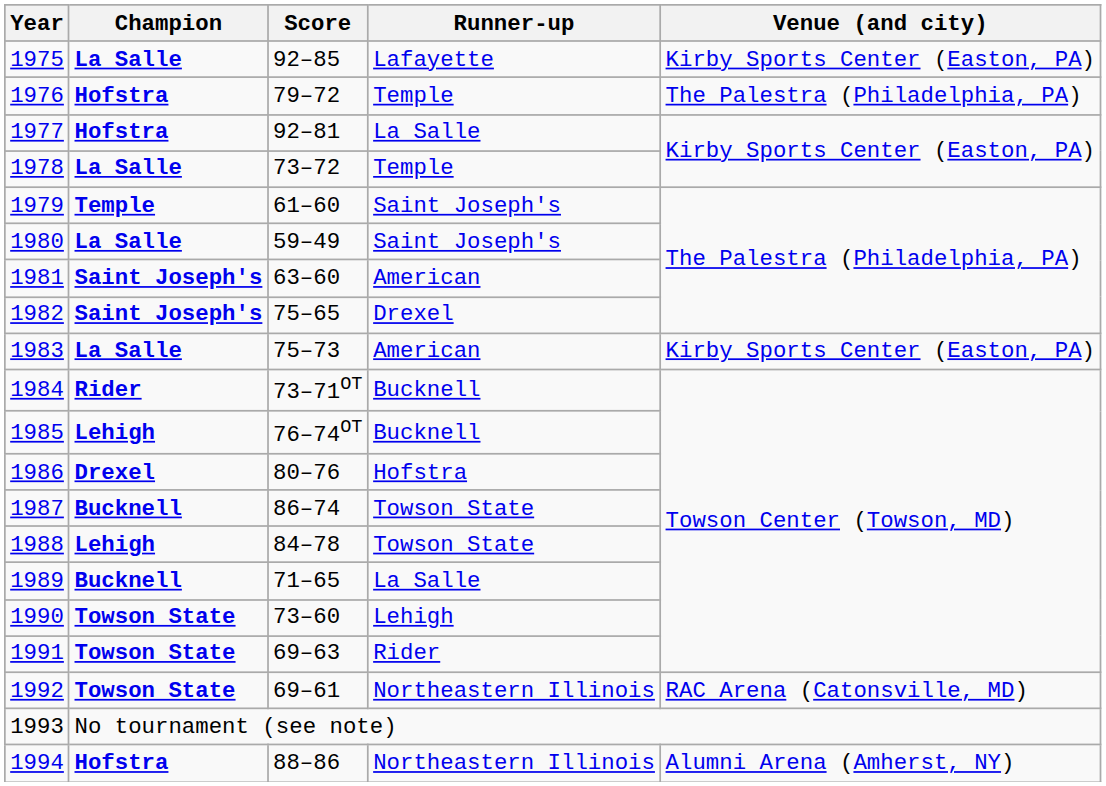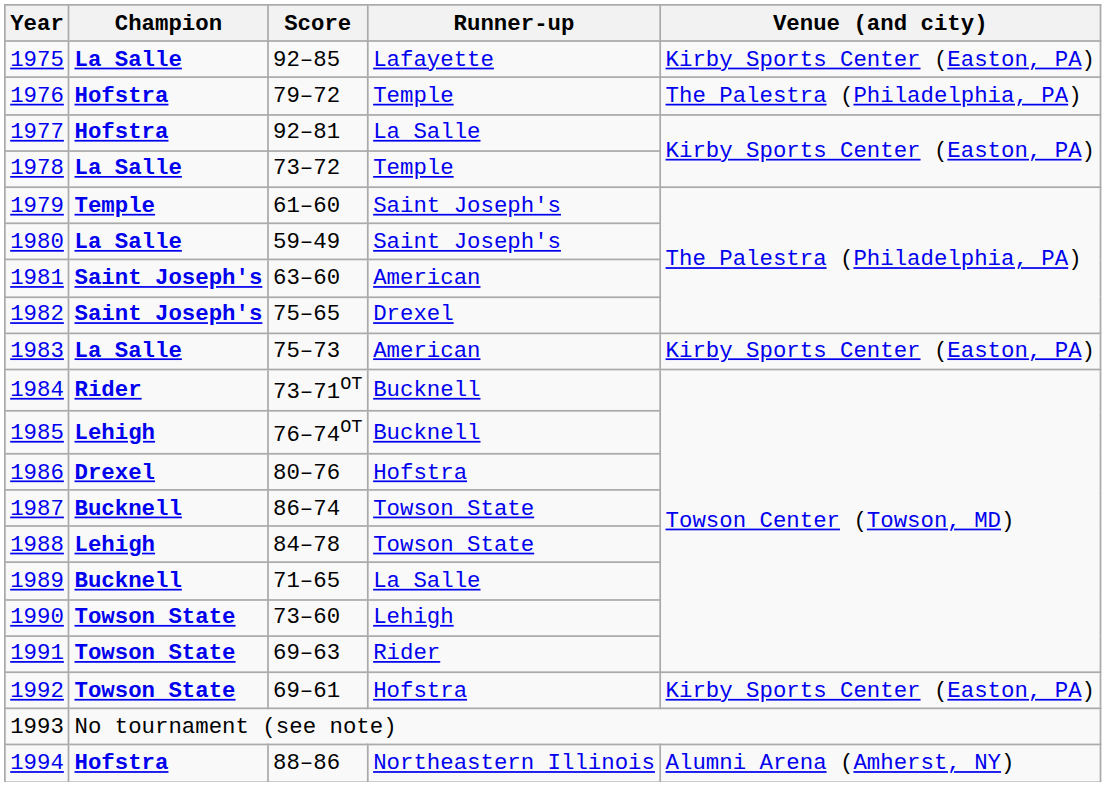(514, 690) Northeastern Illinois -> (420, 690) Hofstra
(847, 690) RAC Arena (Catonsville, MD) -> (880, 690) Kirby Sports Center (Easton, PA)
